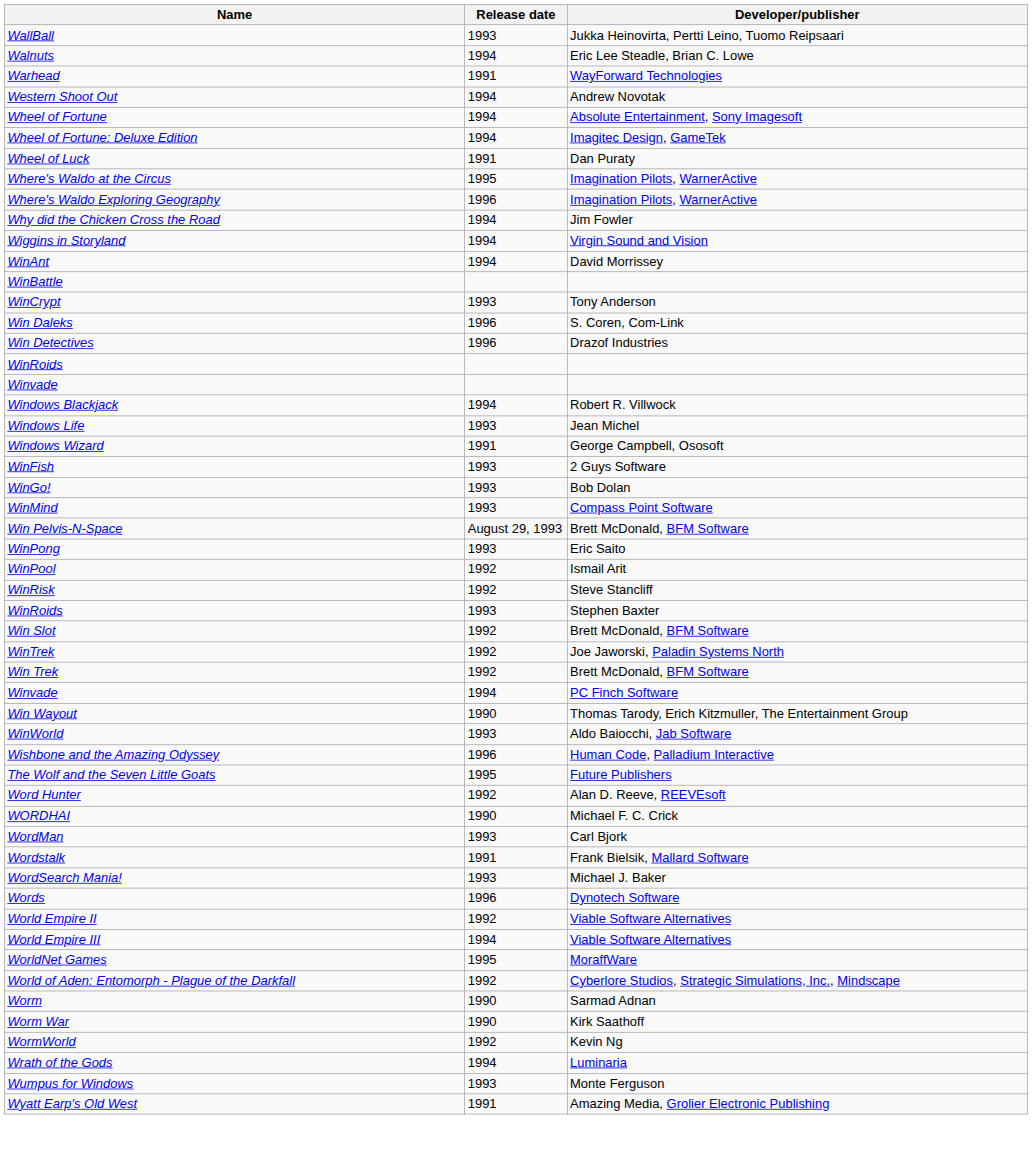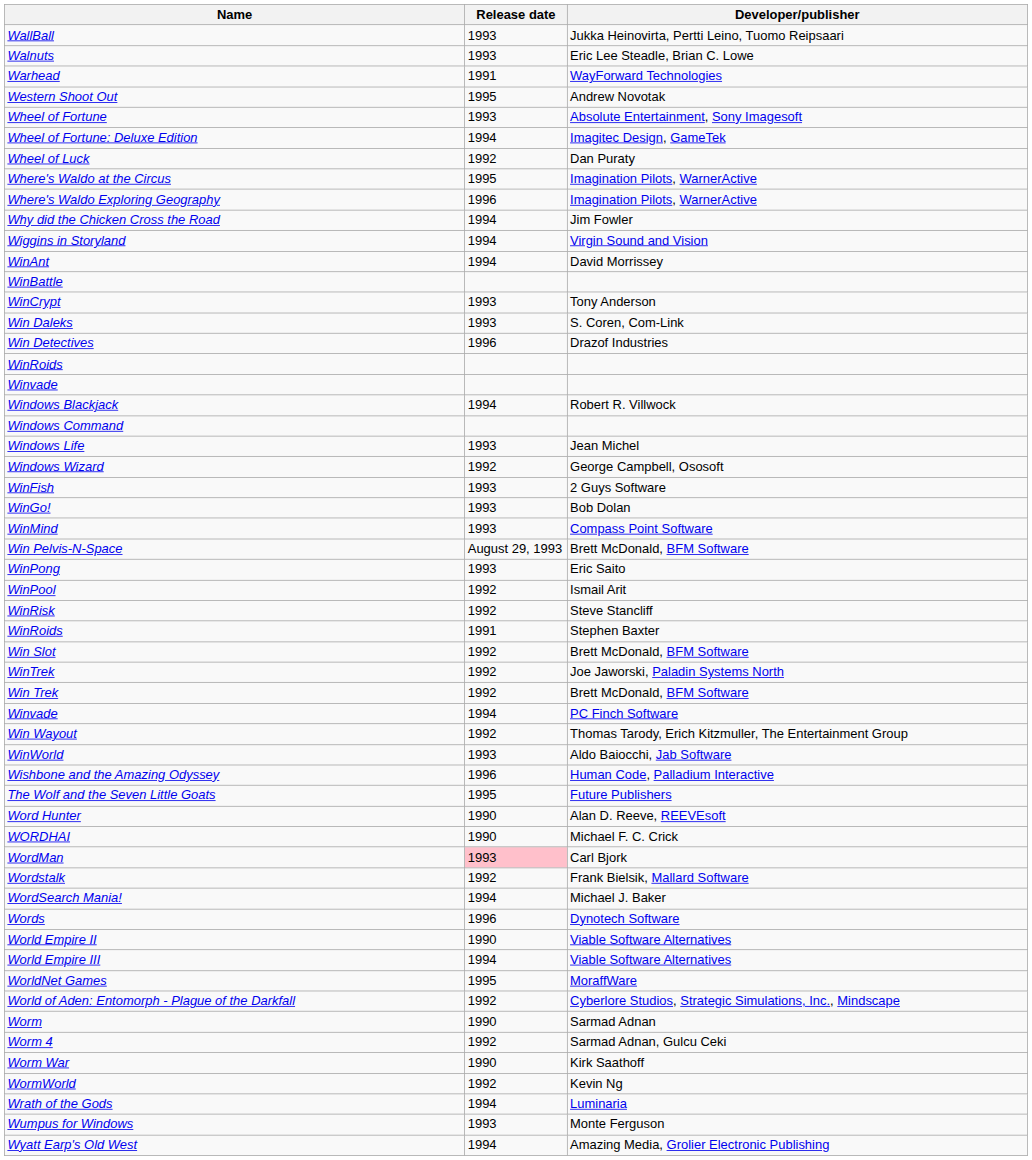(482, 55) 1994 -> (482, 55) 1993
(482, 96) 1994 -> (482, 96) 1995
(482, 117) 1994 -> (482, 117) 1993
(482, 158) 1991 -> (482, 158) 1992
(482, 323) 1996 -> (482, 323) 1993
+ row: (65, 425)
(482, 446) 1991 -> (482, 466) 1992
(482, 610) 1993 -> (482, 631) 1991
(482, 713) 1990 -> (482, 734) 1992
(482, 795) 1992 -> (482, 816) 1990
(482, 836) no background -> (482, 857) pink background
(482, 857) 1991 -> (482, 878) 1992
(482, 878) 1993 -> (482, 898) 1994
(482, 919) 1992 -> (482, 939) 1990
+ row: (30, 1042)
(482, 1104) 1991 -> (482, 1145) 1994
